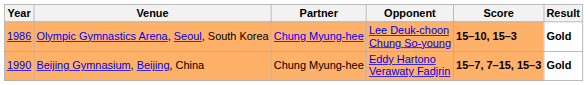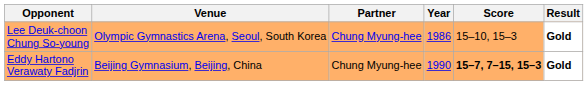columns swapped: (19, 13) <-> (410, 13)
(487, 37) bold -> (487, 37) normal
